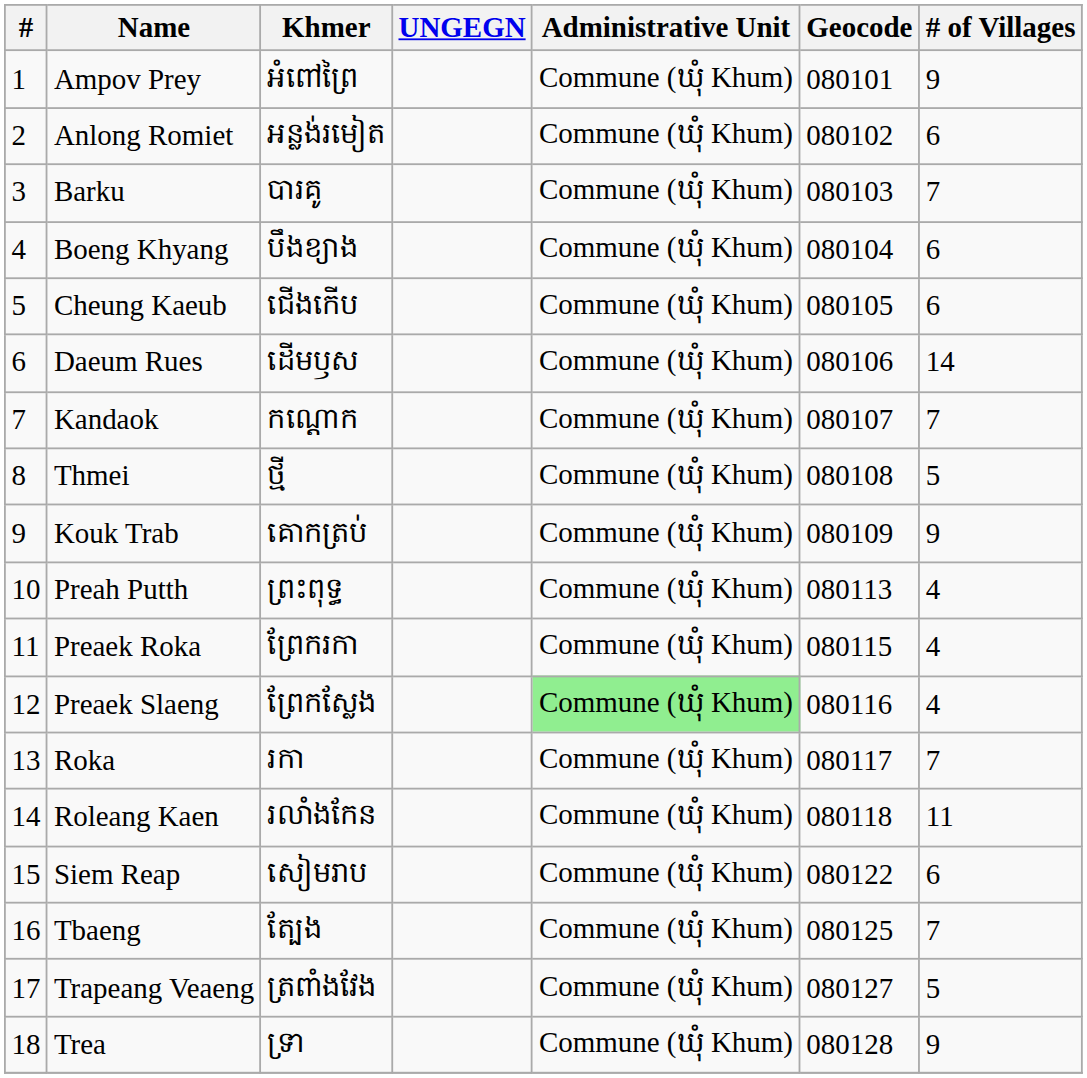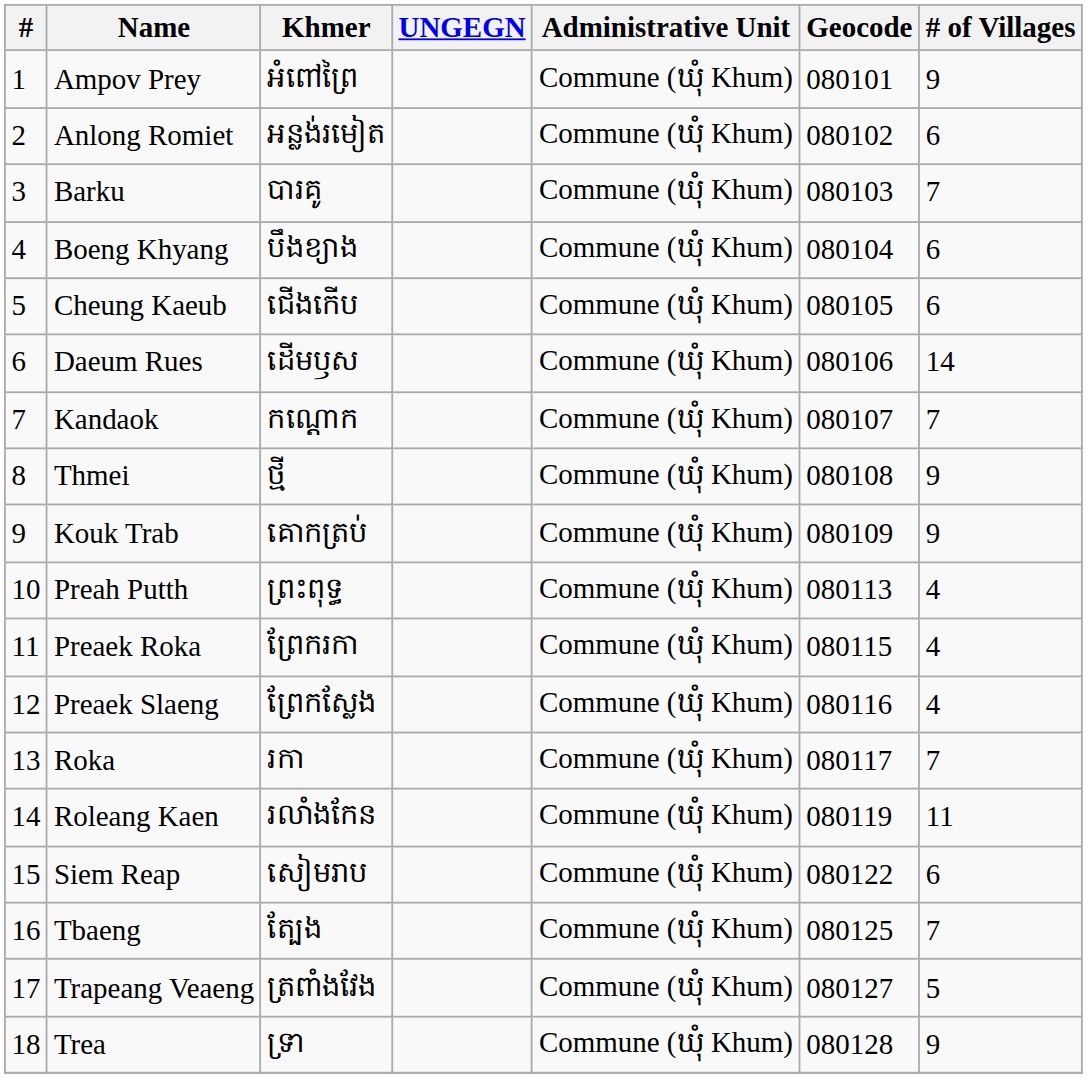(933, 476) 5 -> (933, 476) 9
(666, 701) lightgreen background -> (666, 701) no background
(849, 817) 080118 -> (849, 817) 080119
